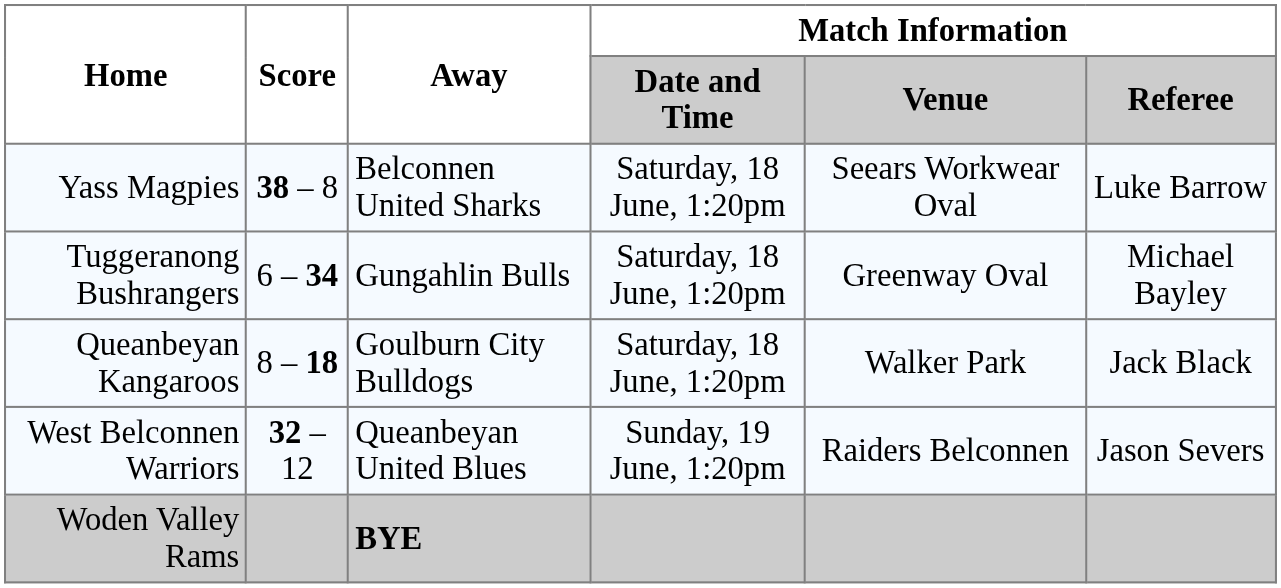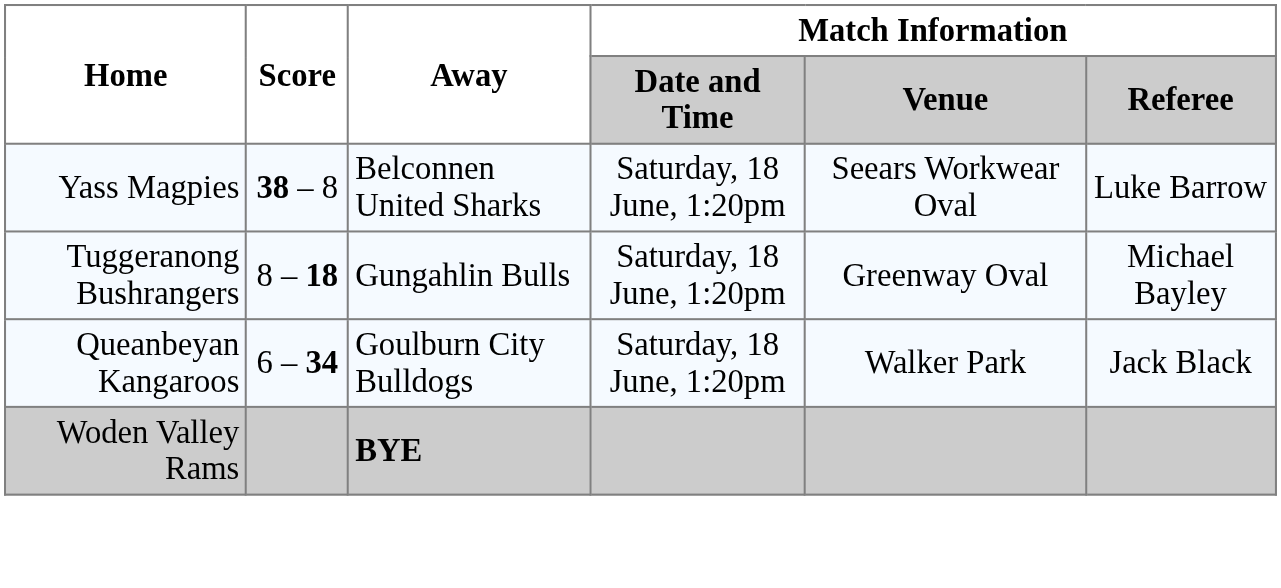(297, 274) 6 – 34 -> (297, 274) 8 – 18
(297, 362) 8 – 18 -> (297, 362) 6 – 34
- row: (133, 450)
